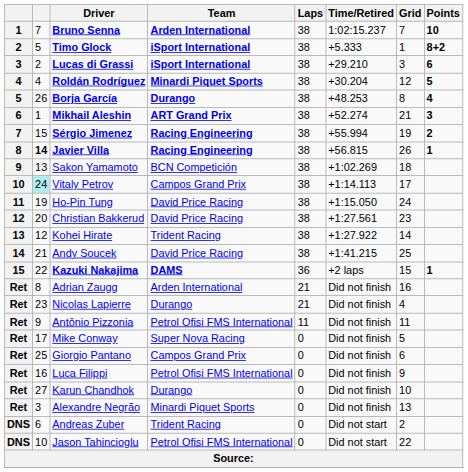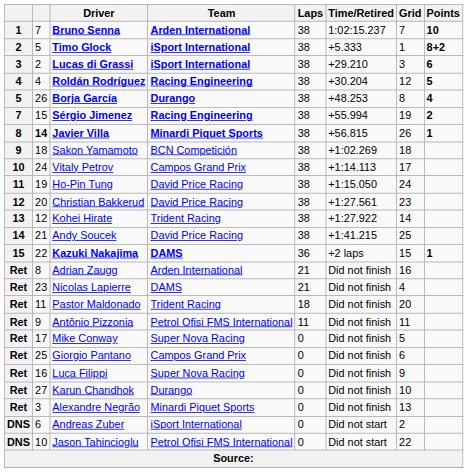(207, 81) Minardi Piquet Sports -> (202, 81) Racing Engineering
- row: (92, 115)
(202, 150) Racing Engineering -> (207, 133) Minardi Piquet Sports
(41, 167) 13 -> (41, 150) 18
(41, 184) paleturquoise background -> (41, 167) no background
(171, 304) Durango -> (166, 287) DAMS
+ row: (96, 304)
(222, 373) Petrol Ofisi FMS International -> (198, 373) Super Nova Racing
(186, 424) Trident Racing -> (196, 424) iSport International
